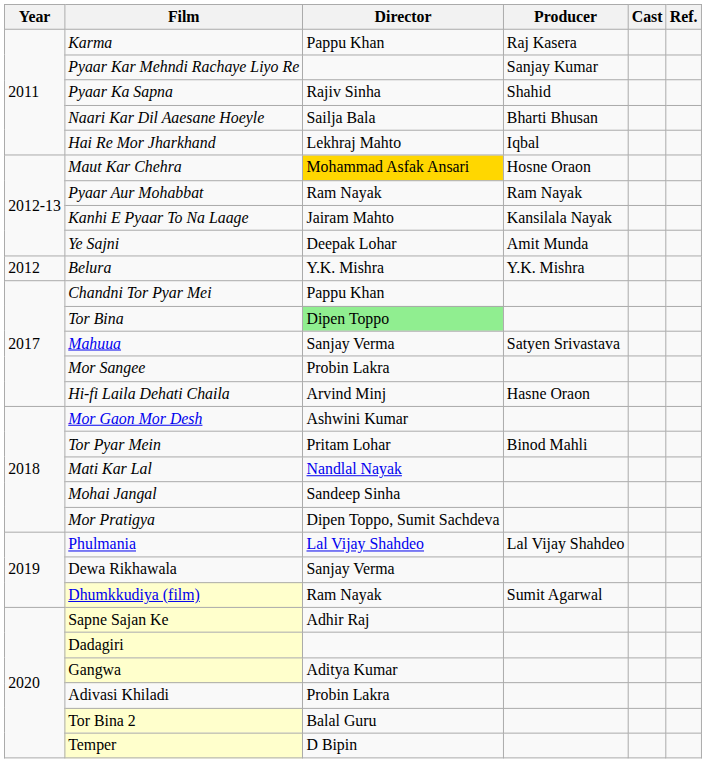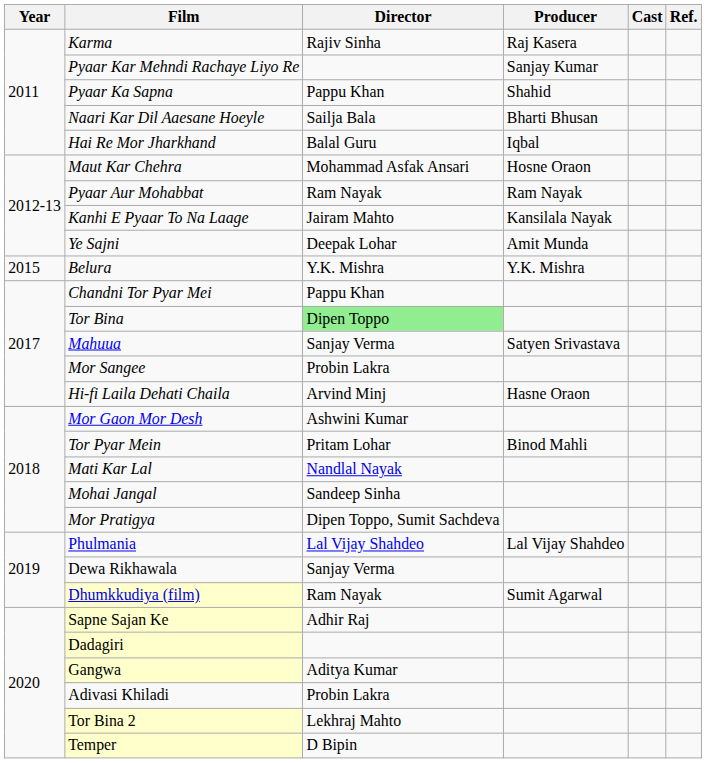(345, 42) Pappu Khan -> (344, 42) Rajiv Sinha
(344, 92) Rajiv Sinha -> (345, 92) Pappu Khan
(354, 142) Lekhraj Mahto -> (341, 142) Balal Guru
(388, 167) gold background -> (388, 167) no background
(24, 268) 2012 -> (24, 268) 2015
(341, 720) Balal Guru -> (354, 720) Lekhraj Mahto
